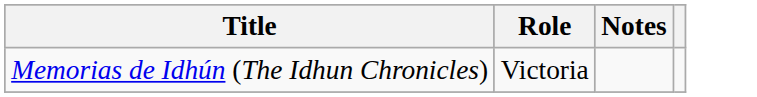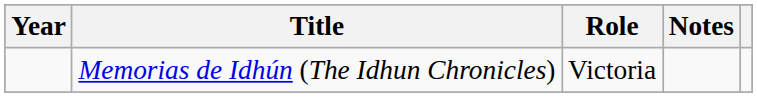+ column: (39, 26)
